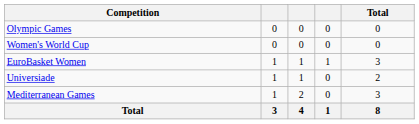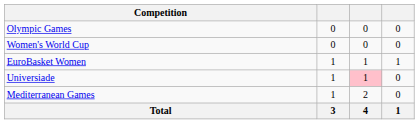- column: (378, 13)
(301, 78) no background -> (366, 78) pink background
